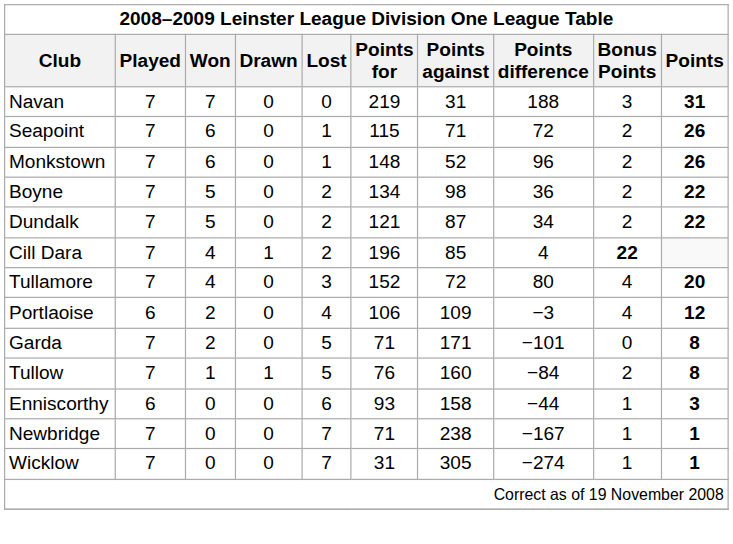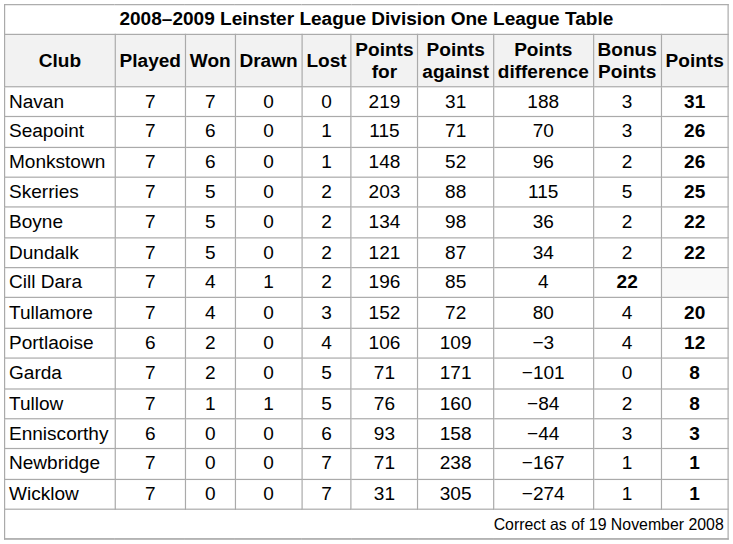(543, 131) 72 -> (543, 131) 70
(627, 131) 2 -> (627, 131) 3
+ row: (44, 192)
(627, 403) 1 -> (627, 433) 3
